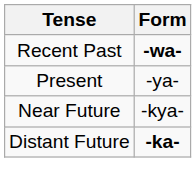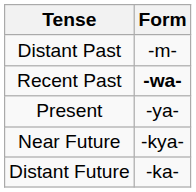+ row: (69, 50)
(162, 141) bold -> (162, 171) normal
